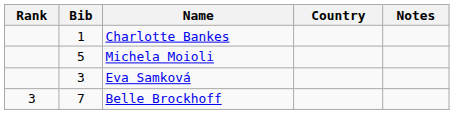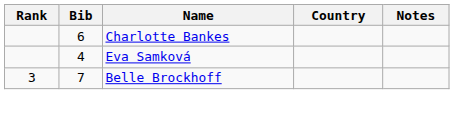(81, 36) 1 -> (81, 36) 6
- row: (160, 57)
(81, 78) 3 -> (81, 57) 4
